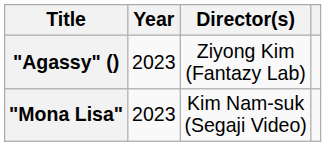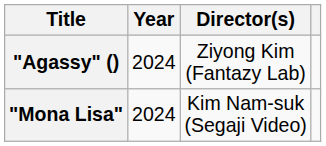(154, 61) 2023 -> (154, 61) 2024
(154, 114) 2023 -> (154, 114) 2024
